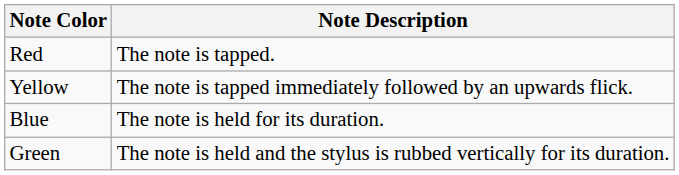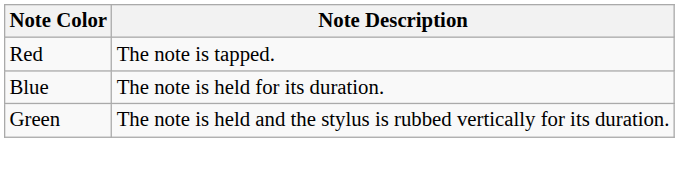- row: (39, 86)
